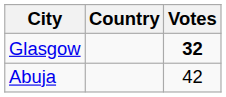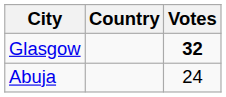(192, 77) 42 -> (192, 77) 24
